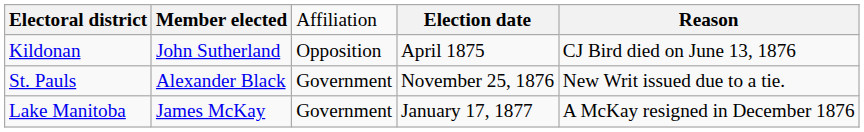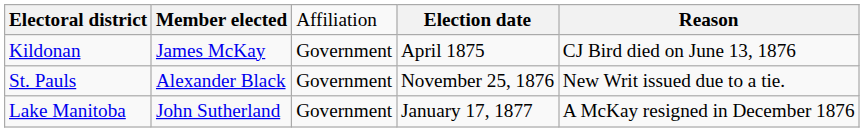(218, 50) John Sutherland -> (211, 50) James McKay
(339, 50) Opposition -> (344, 50) Government
(211, 111) James McKay -> (218, 111) John Sutherland
